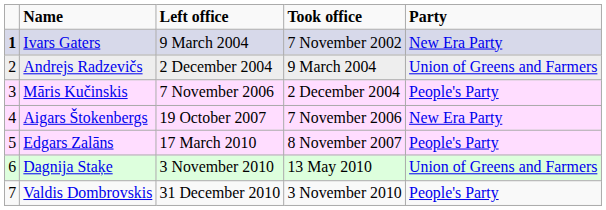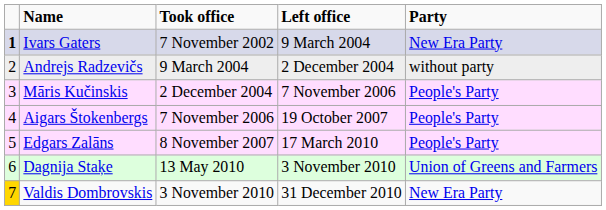columns swapped: (325, 17) <-> (194, 17)
(503, 67) Union of Greens and Farmers -> (452, 67) without party
(456, 117) New Era Party -> (454, 117) People's Party
(12, 192) no background -> (12, 192) gold background
(454, 192) People's Party -> (456, 192) New Era Party
